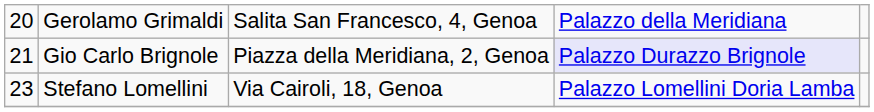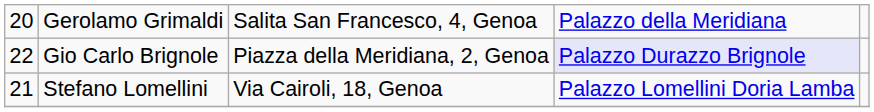(22, 55) 21 -> (22, 55) 22
(22, 89) 23 -> (22, 89) 21
